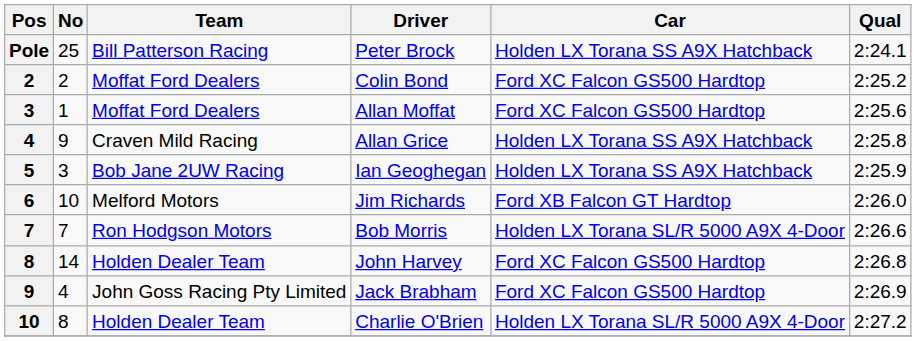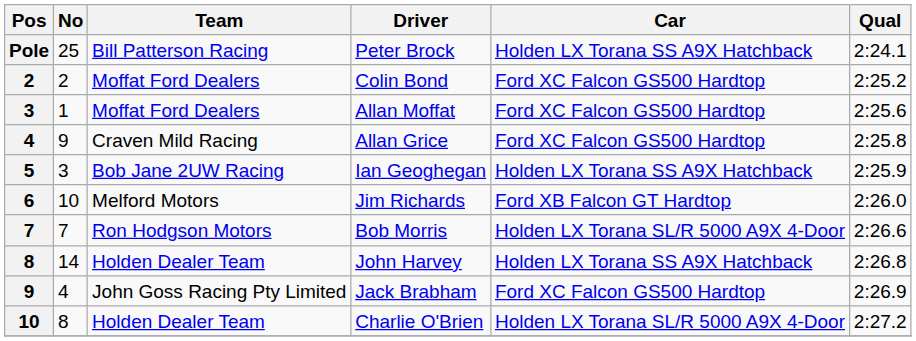(654, 140) Holden LX Torana SS A9X Hatchback -> (630, 140) Ford XC Falcon GS500 Hardtop
(630, 260) Ford XC Falcon GS500 Hardtop -> (654, 260) Holden LX Torana SS A9X Hatchback
